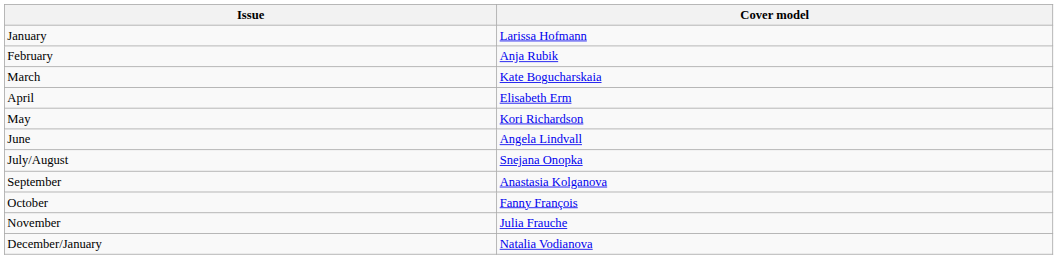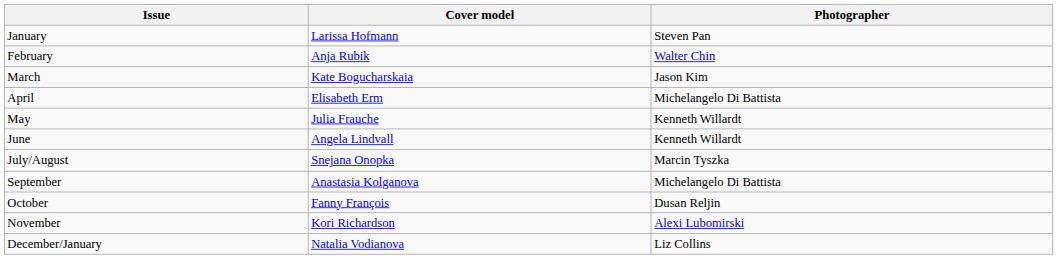+ column: (852, 15)
(542, 119) Kori Richardson -> (345, 119) Julia Frauche
(533, 223) Julia Frauche -> (353, 223) Kori Richardson
